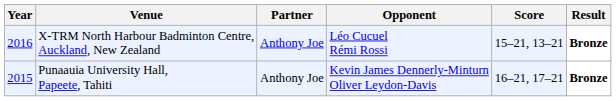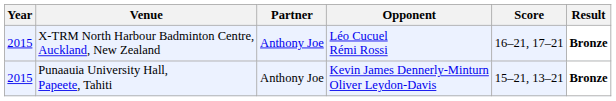(20, 43) 2016 -> (20, 43) 2015
(529, 43) 15–21, 13–21 -> (529, 43) 16–21, 17–21
(529, 78) 16–21, 17–21 -> (529, 78) 15–21, 13–21
